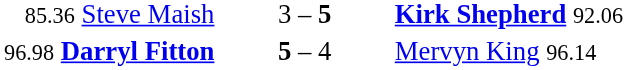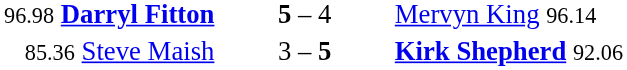rows swapped: (120, 14) <-> (109, 51)
